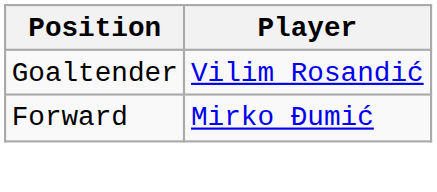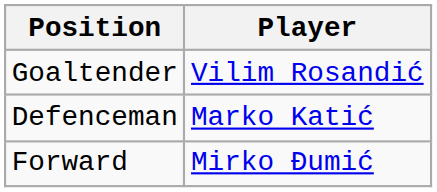+ row: (95, 118)
